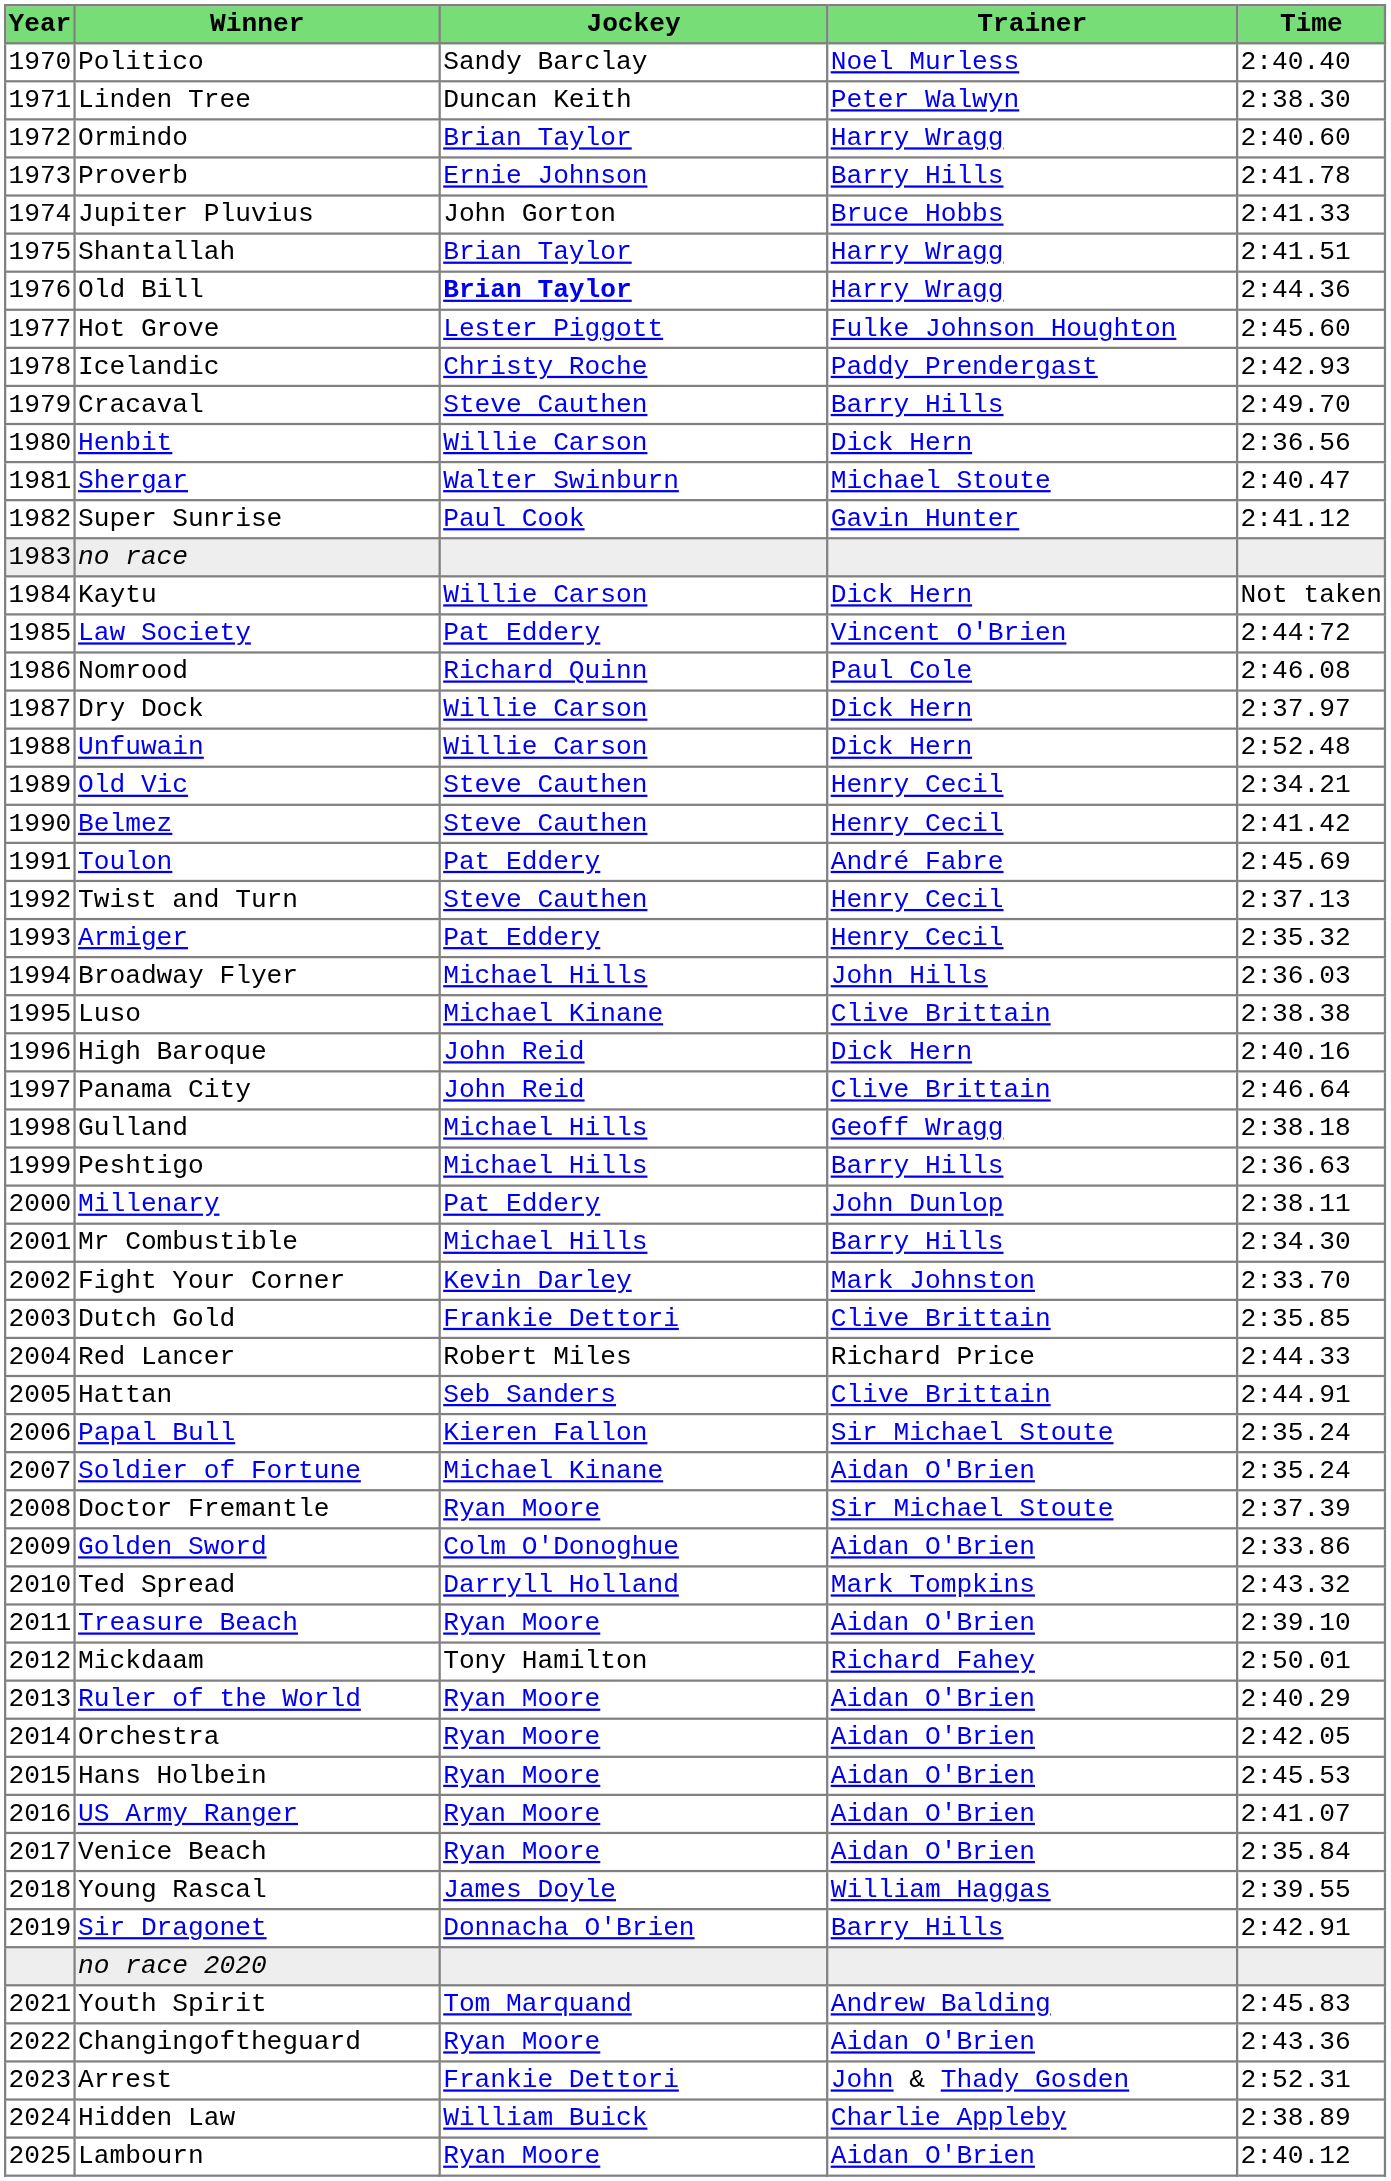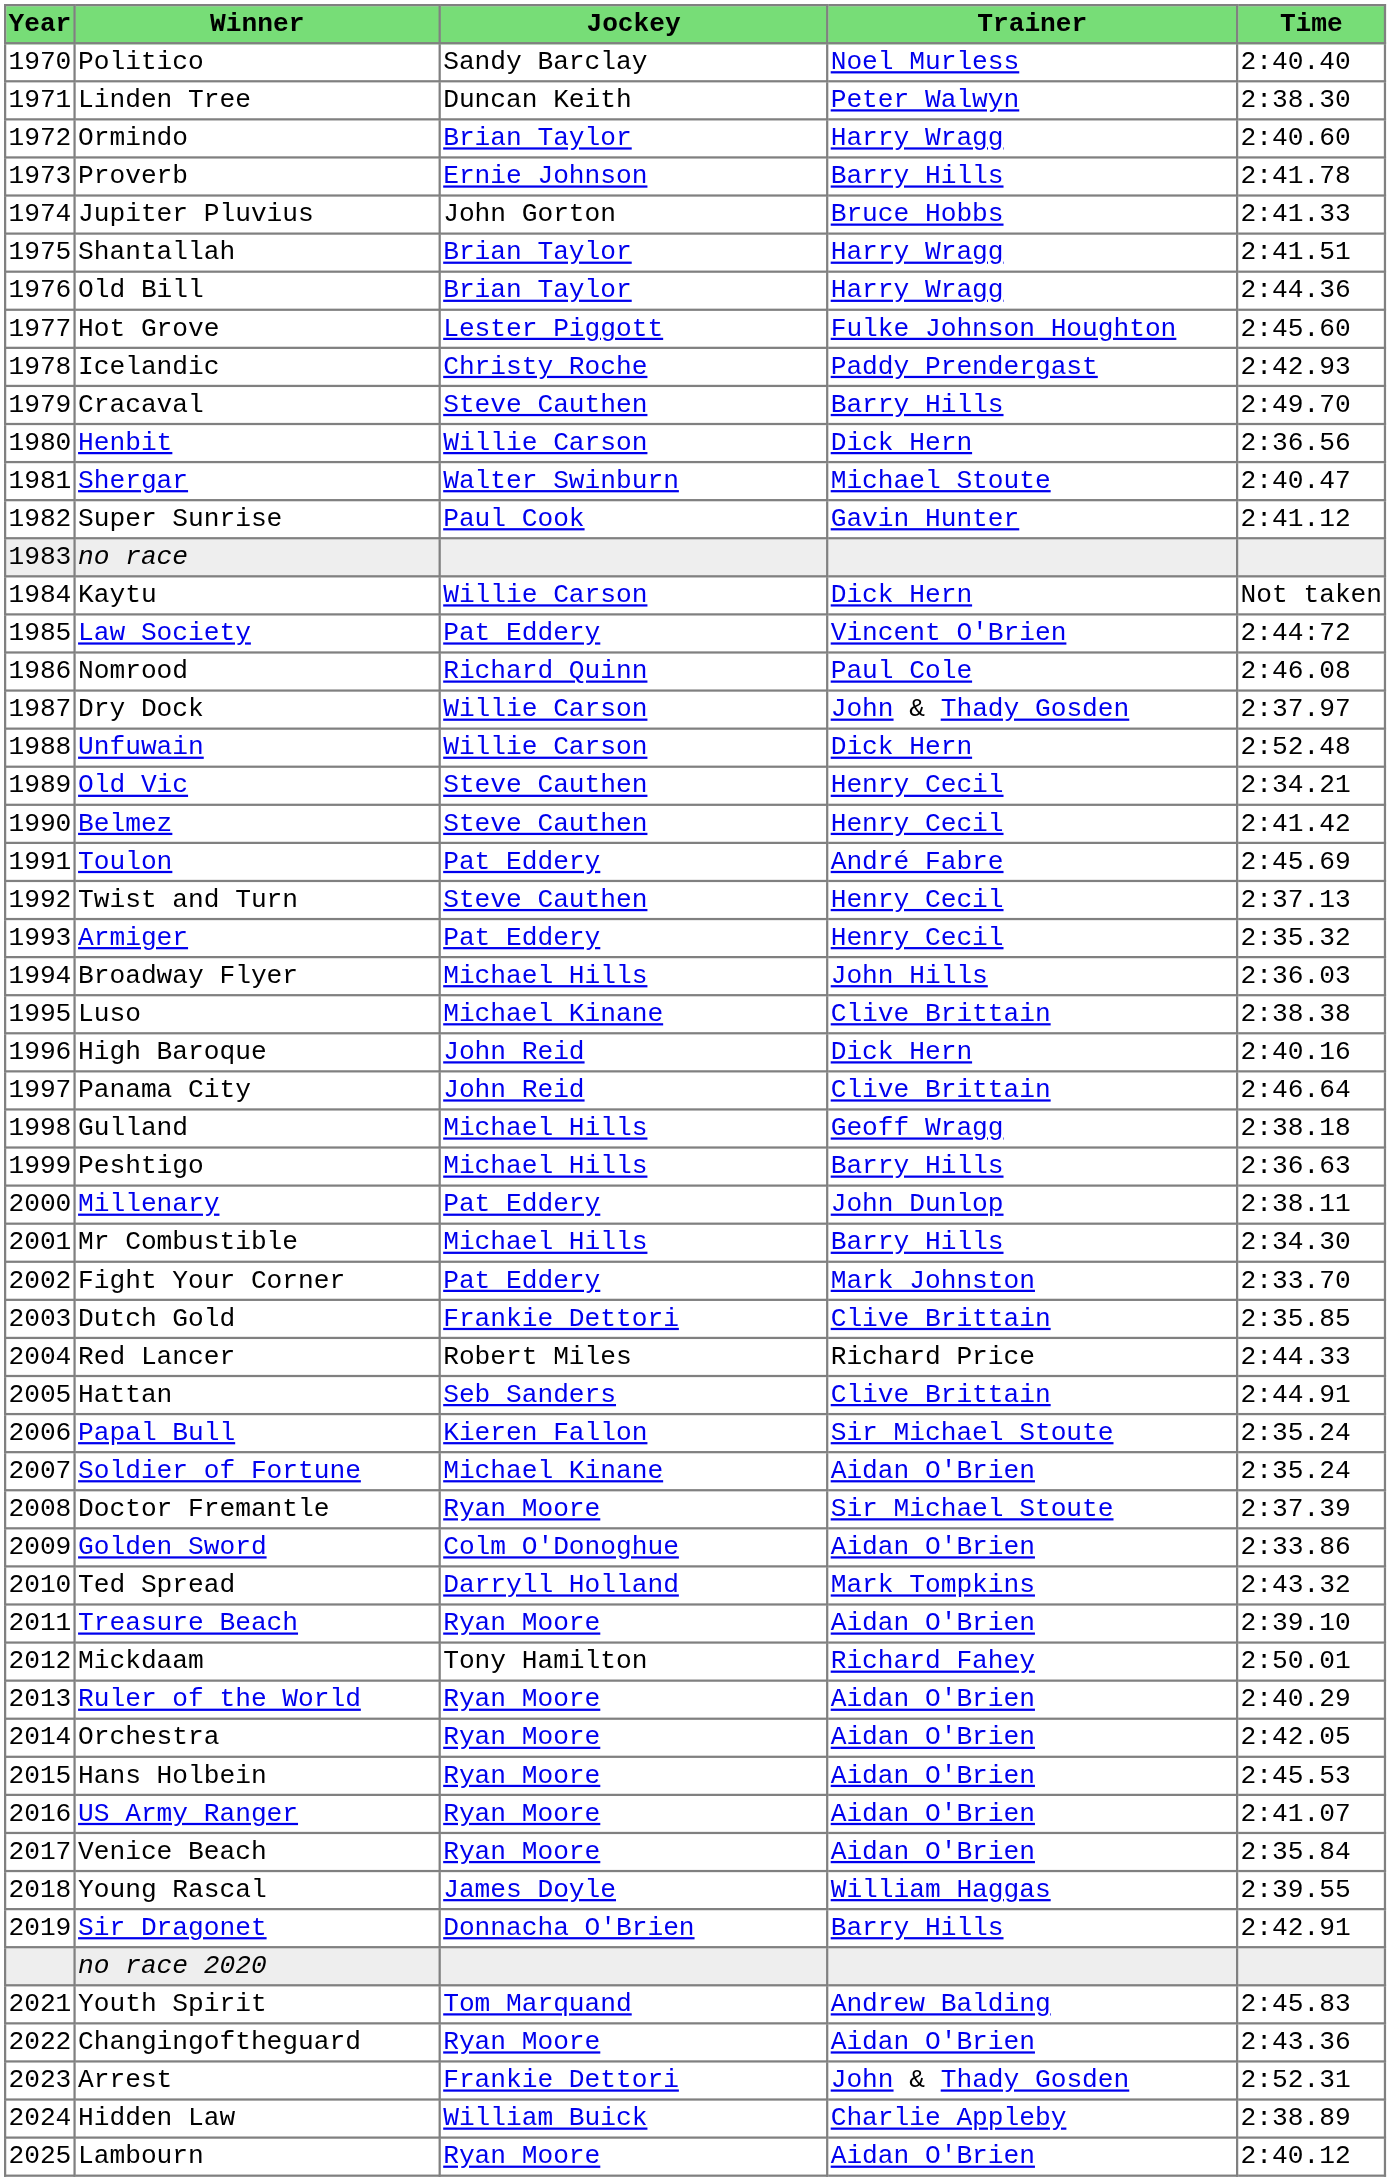(537, 291) bold -> (537, 291) normal
(901, 710) Dick Hern -> (980, 710) John & Thady Gosden
(537, 1281) Kevin Darley -> (522, 1281) Pat Eddery
